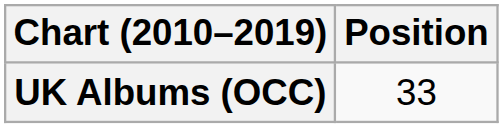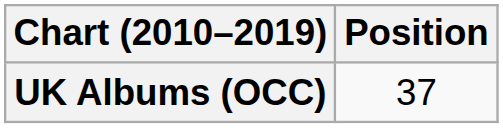(416, 91) 33 -> (416, 91) 37
